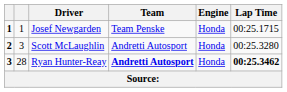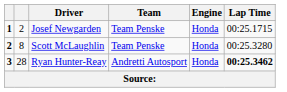(22, 28) 1 -> (22, 28) 2
(22, 45) 3 -> (22, 45) 8
(149, 45) Andretti Autosport -> (138, 45) Team Penske
(152, 62) bold -> (149, 62) normal
